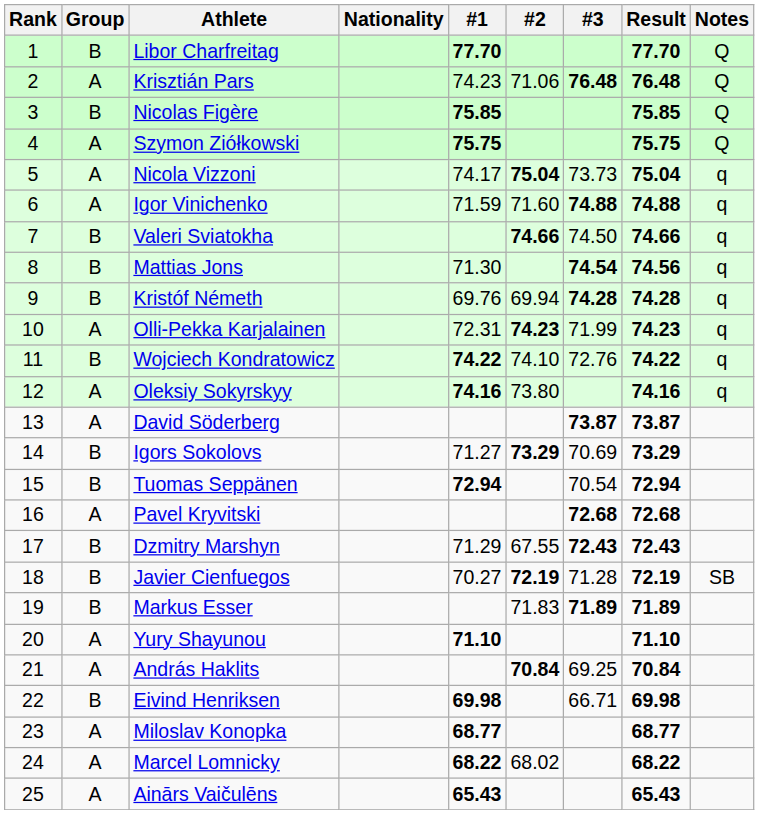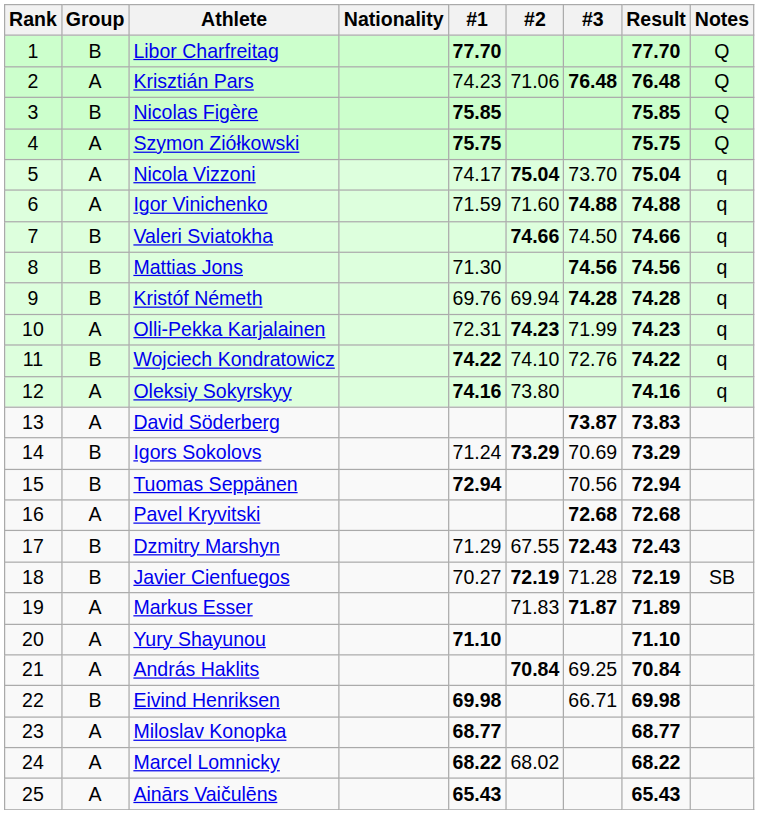(593, 174) 73.73 -> (593, 174) 73.70
(593, 267) 74.54 -> (593, 267) 74.56
(656, 422) 73.87 -> (656, 422) 73.83
(477, 453) 71.27 -> (477, 453) 71.24
(593, 484) 70.54 -> (593, 484) 70.56
(95, 608) B -> (95, 608) A
(593, 608) 71.89 -> (593, 608) 71.87
